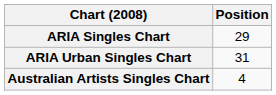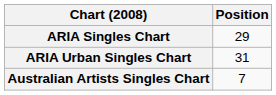(242, 79) 4 -> (242, 79) 7
